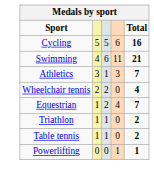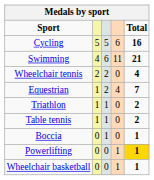- row: (56, 74)
+ row: (49, 136)
(137, 151) no background -> (137, 151) gold background
+ row: (49, 167)
